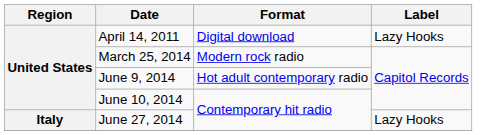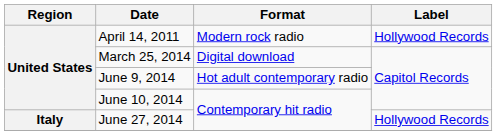(246, 36) Digital download -> (250, 36) Modern rock radio
(409, 36) Lazy Hooks -> (431, 36) Hollywood Records
(250, 57) Modern rock radio -> (246, 57) Digital download
(409, 120) Lazy Hooks -> (431, 120) Hollywood Records
